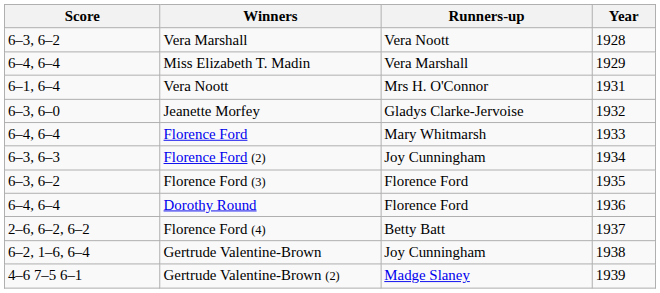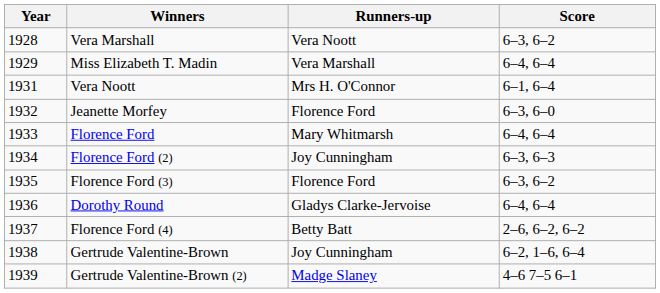columns swapped: (624, 16) <-> (82, 16)
(454, 110) Gladys Clarke-Jervoise -> (333, 110) Florence Ford
(426, 205) Florence Ford -> (361, 205) Gladys Clarke-Jervoise
